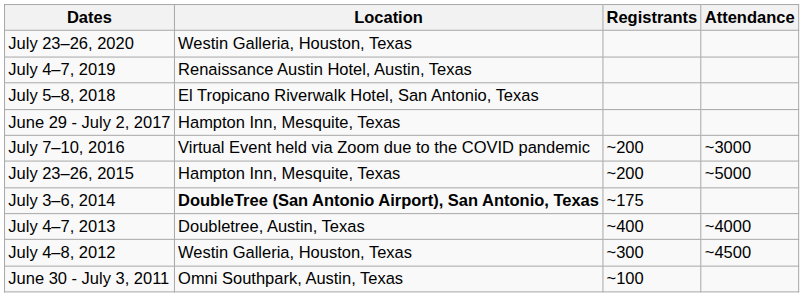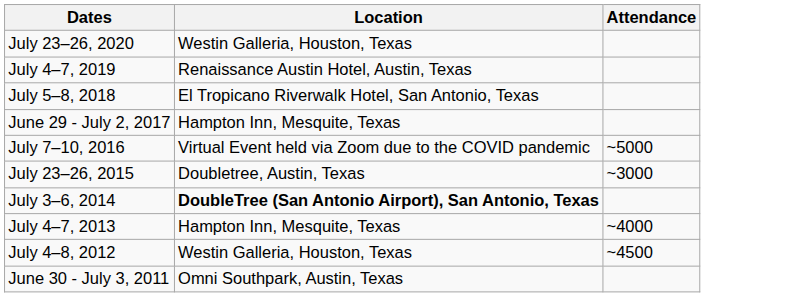- column: (652, 17)
(728, 148) ~3000 -> (630, 148) ~5000
(289, 174) Hampton Inn, Mesquite, Texas -> (271, 174) Doubletree, Austin, Texas
(728, 174) ~5000 -> (630, 174) ~3000
(271, 226) Doubletree, Austin, Texas -> (289, 226) Hampton Inn, Mesquite, Texas
